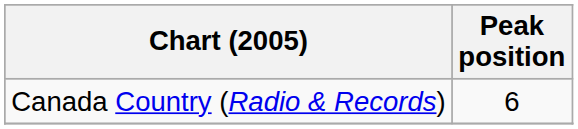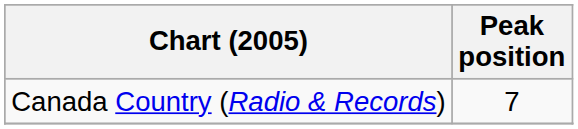(512, 100) 6 -> (512, 100) 7
